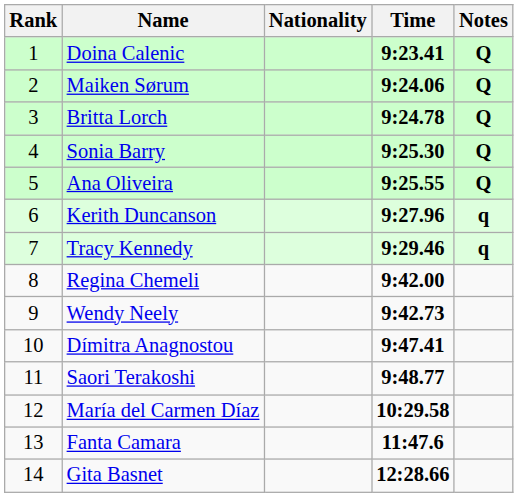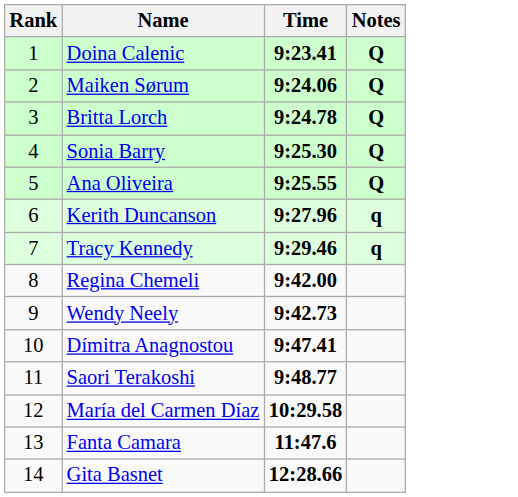- column: (318, 20)
